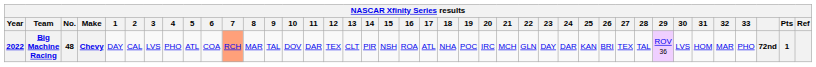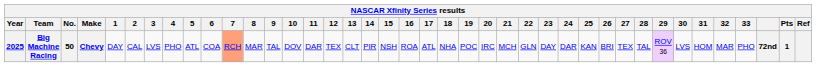(15, 46) 2022 -> (15, 46) 2025
(70, 46) 48 -> (70, 46) 50
